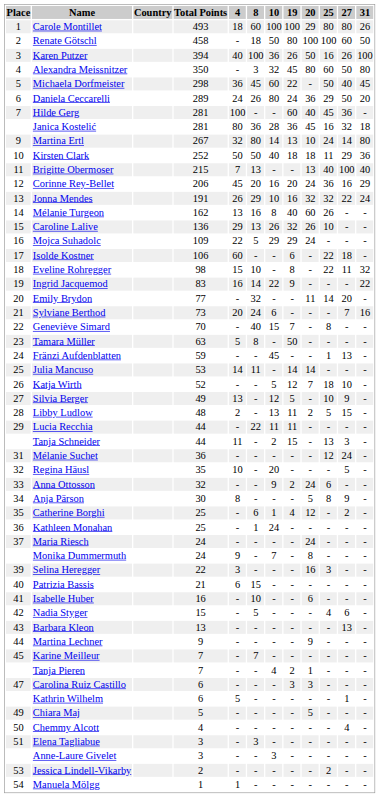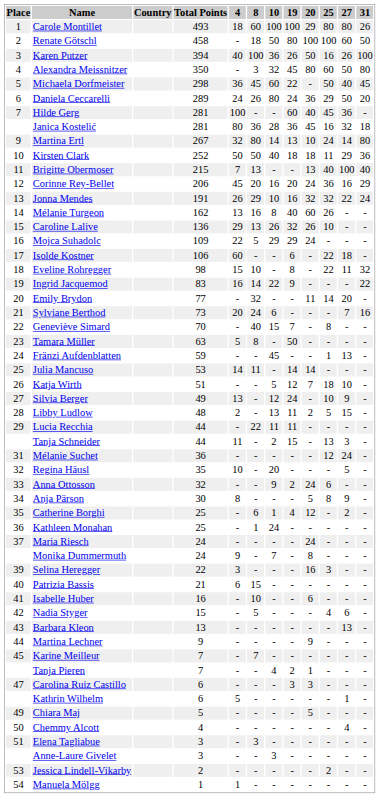(201, 384) 52 -> (201, 384) 51
(292, 398) 5 -> (292, 398) 24
